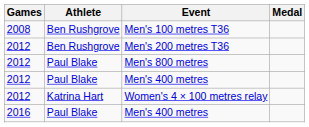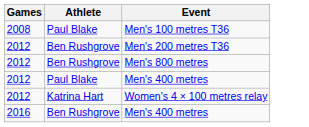- column: (287, 12)
(83, 29) Ben Rushgrove -> (72, 29) Paul Blake
(72, 63) Paul Blake -> (83, 63) Ben Rushgrove
(72, 113) Paul Blake -> (83, 113) Ben Rushgrove
